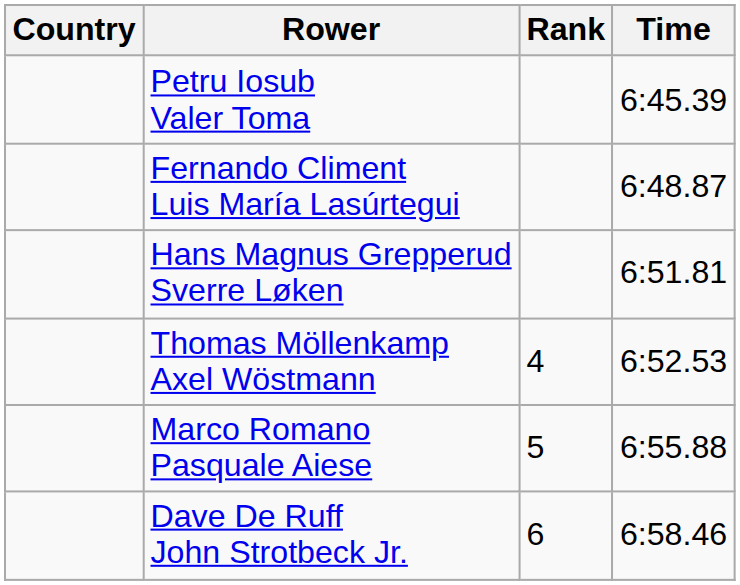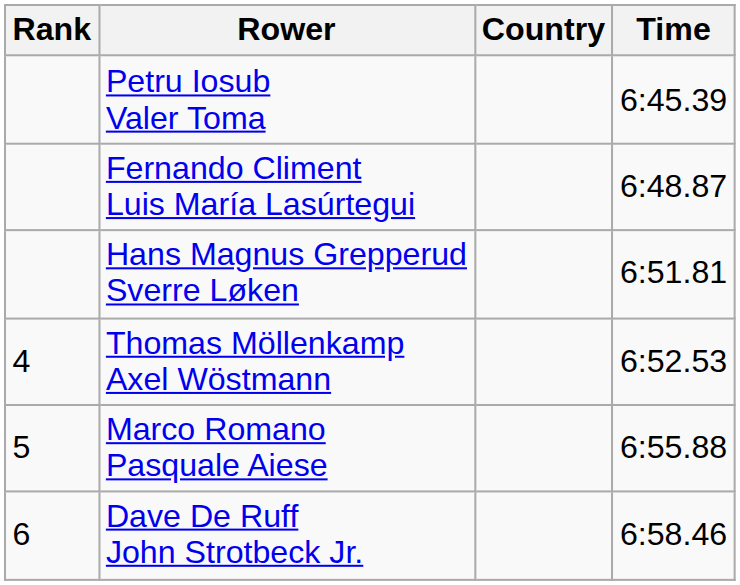columns swapped: (566, 30) <-> (74, 30)
